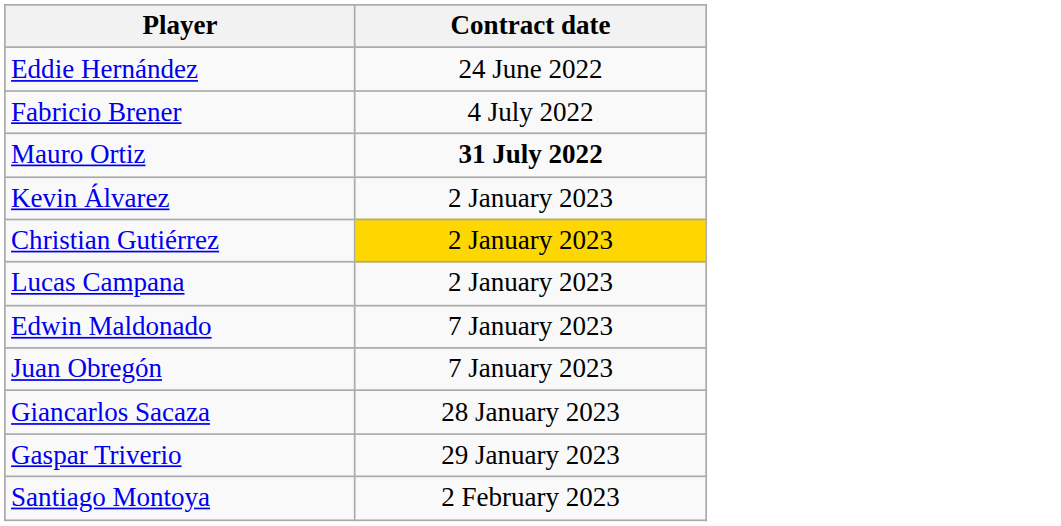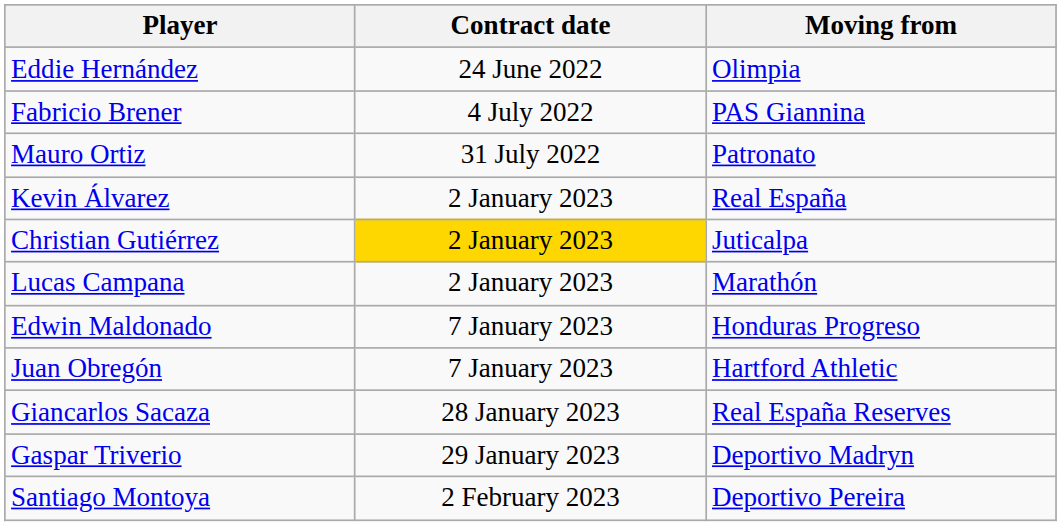+ column: (881, 25)
(531, 154) bold -> (531, 154) normal
